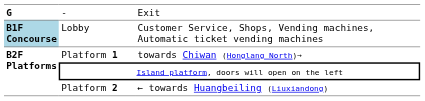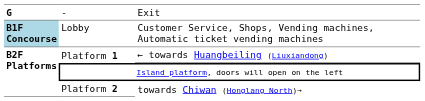(220, 55) towards Chiwan (Honglang North)→ -> (233, 55) ← towards Huangbeiling (Liuxiandong)
(233, 88) ← towards Huangbeiling (Liuxiandong) -> (220, 89) towards Chiwan (Honglang North)→
